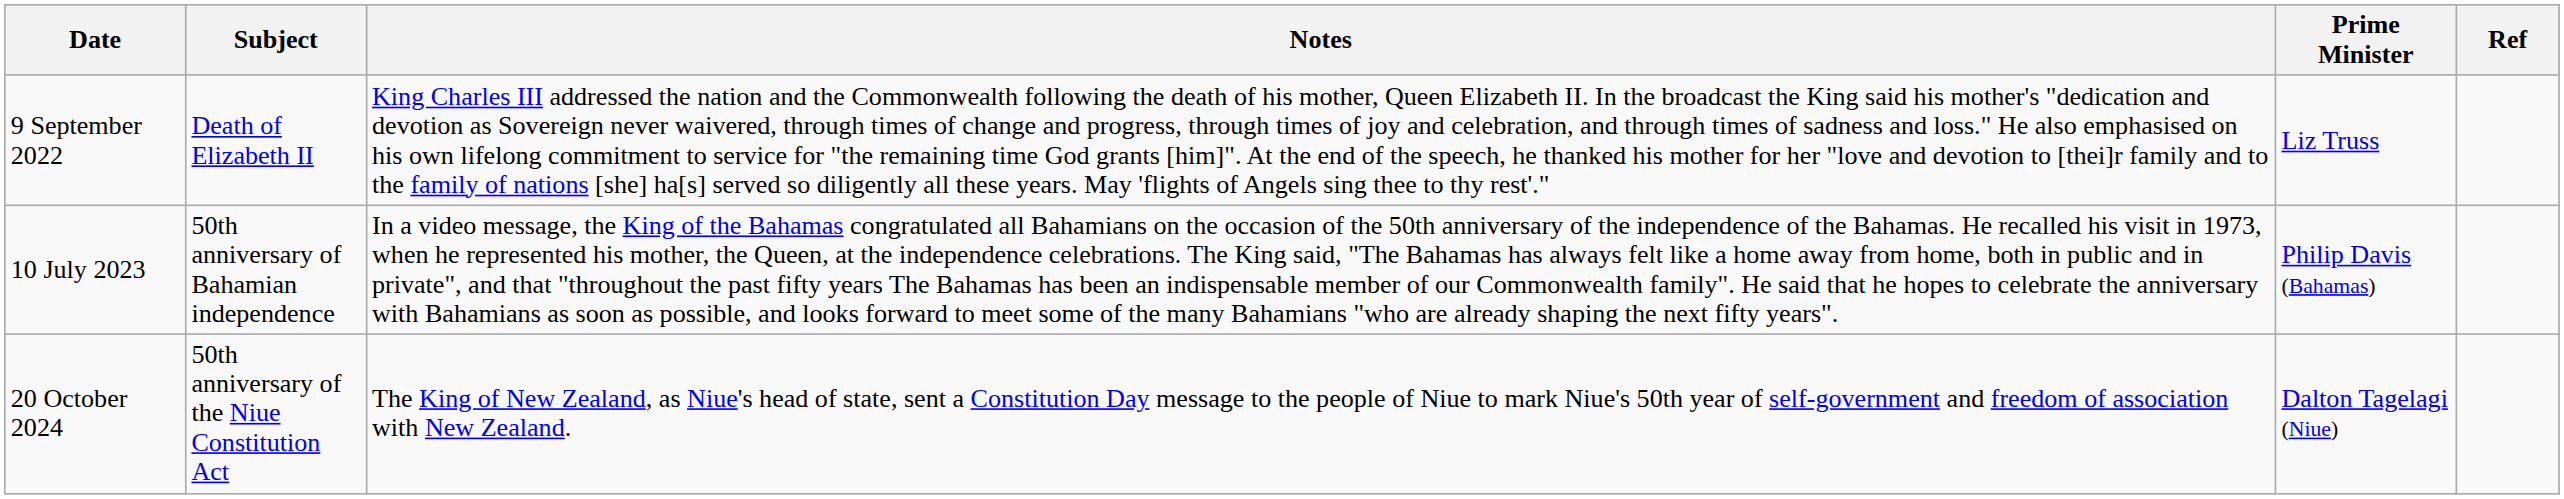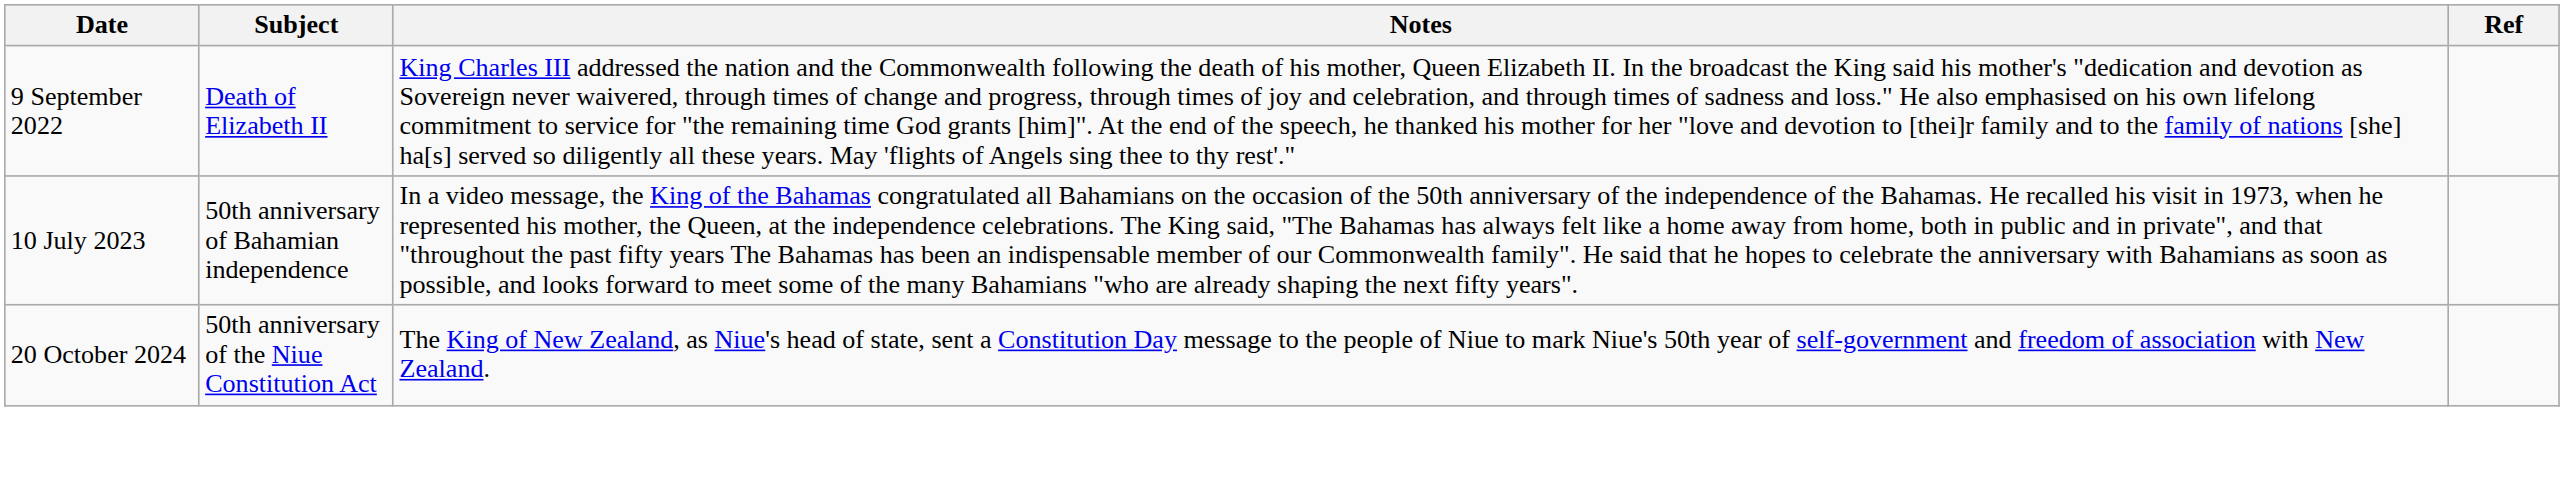- column: (2366, 39)
